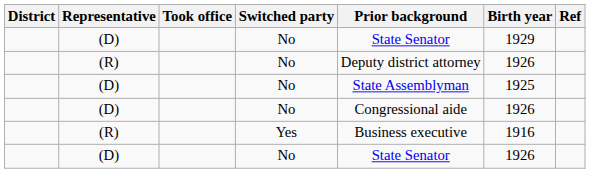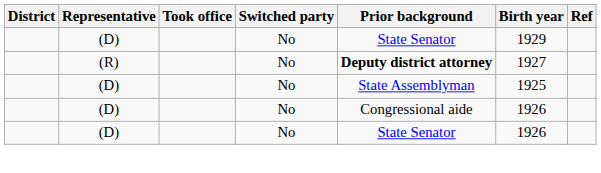(411, 62) normal -> (416, 62) bold
(520, 62) 1926 -> (531, 62) 1927
- row: (109, 132)
